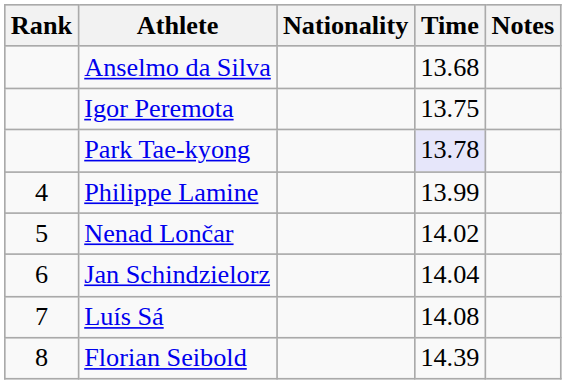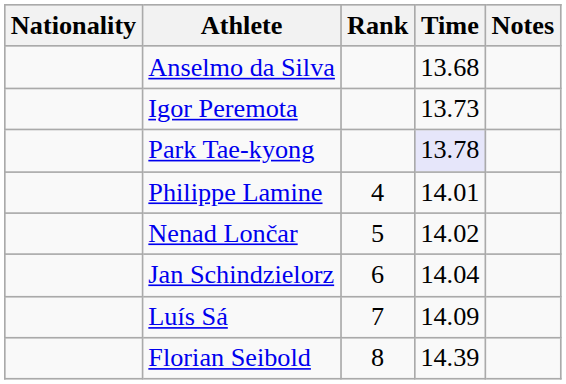columns swapped: (42, 25) <-> (346, 25)
(450, 108) 13.75 -> (450, 108) 13.73
(450, 191) 13.99 -> (450, 191) 14.01
(450, 316) 14.08 -> (450, 316) 14.09
